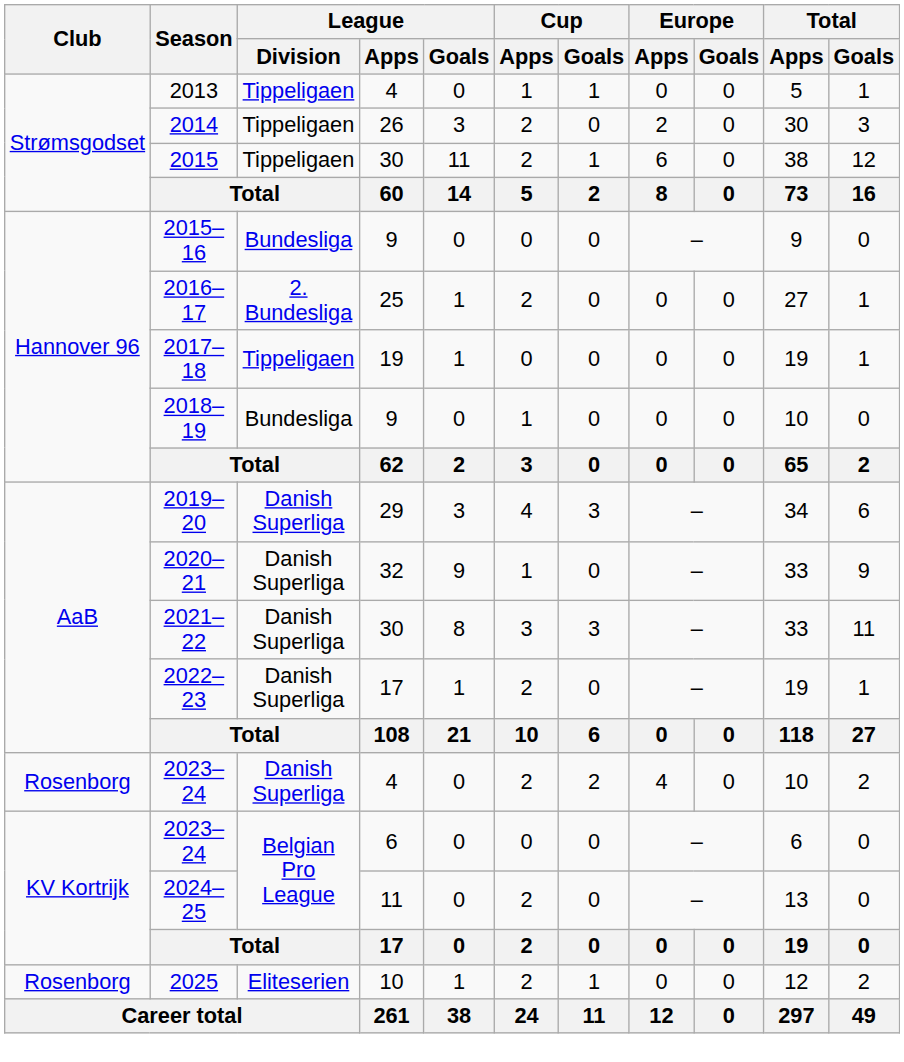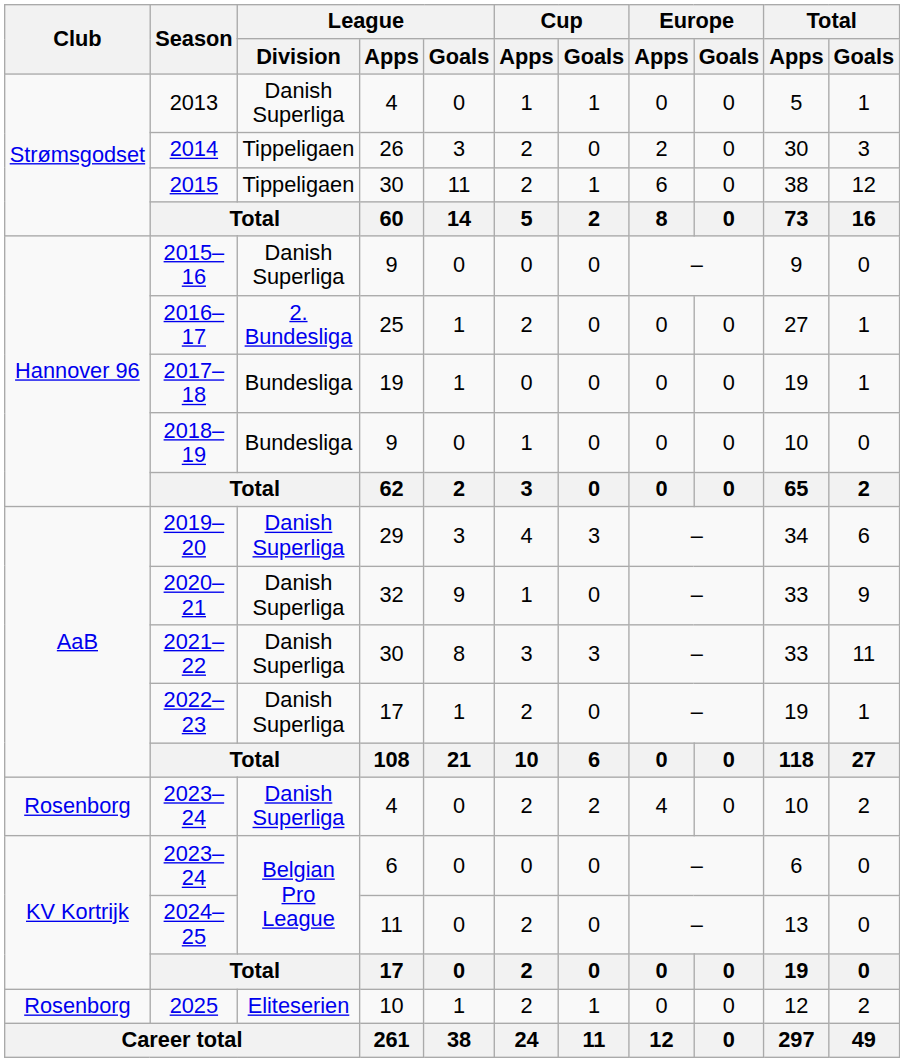(298, 90) Tippeligaen -> (298, 103) Danish Superliga
(298, 241) Bundesliga -> (298, 265) Danish Superliga
(298, 359) Tippeligaen -> (298, 383) Bundesliga
